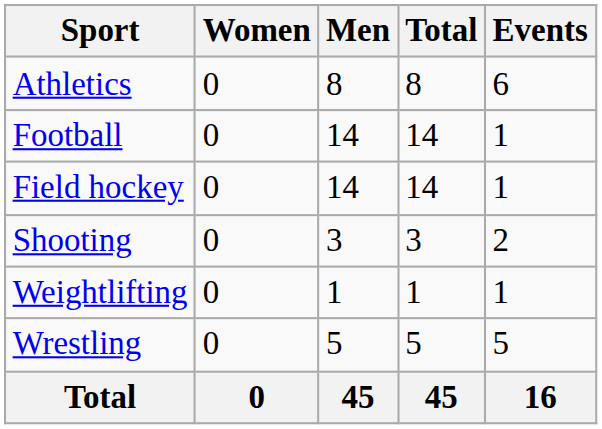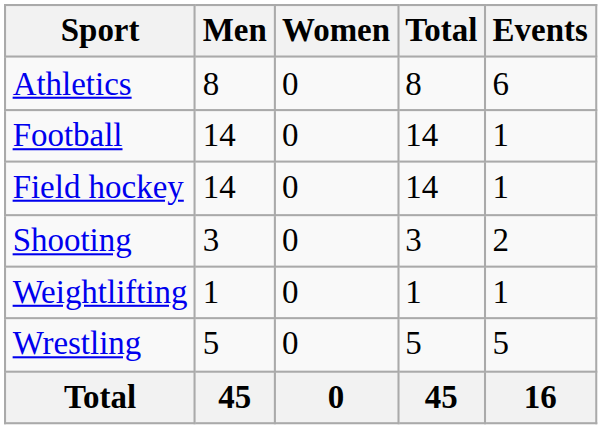columns swapped: (358, 30) <-> (257, 30)
